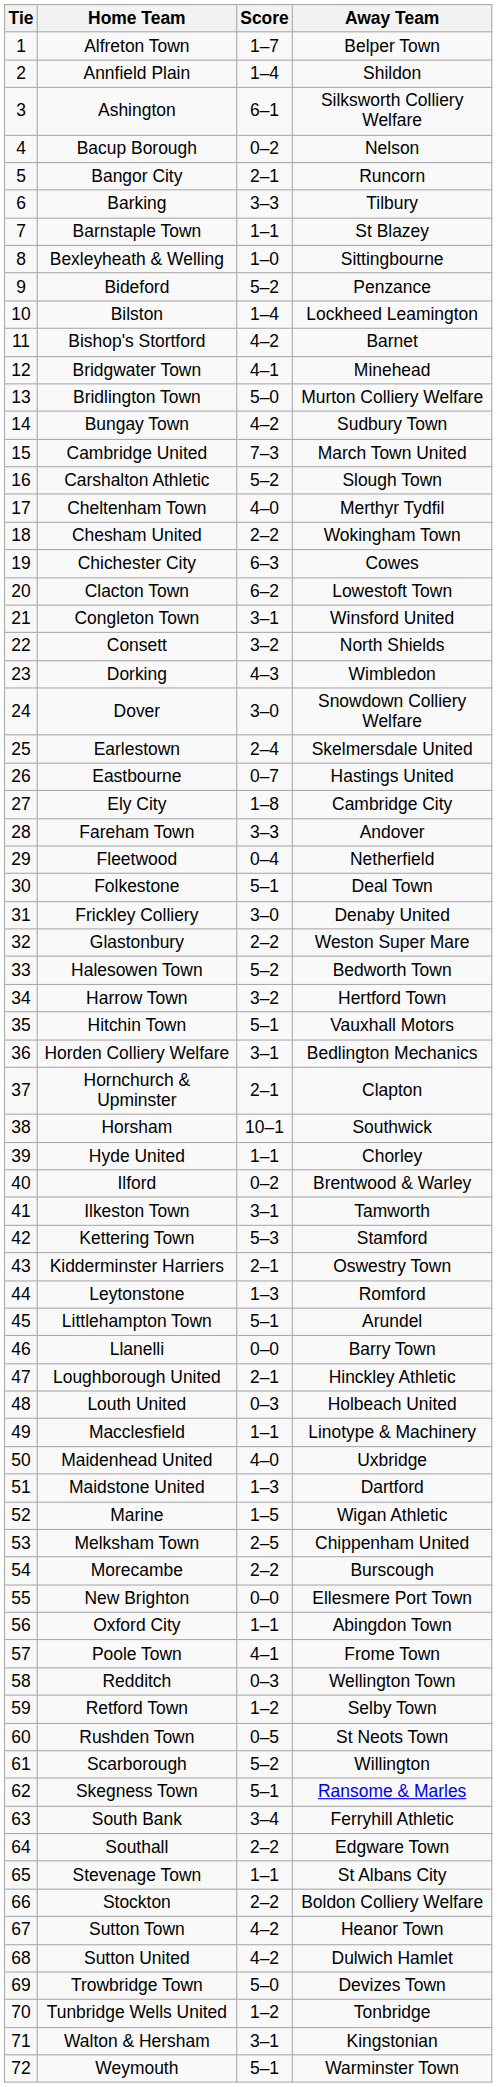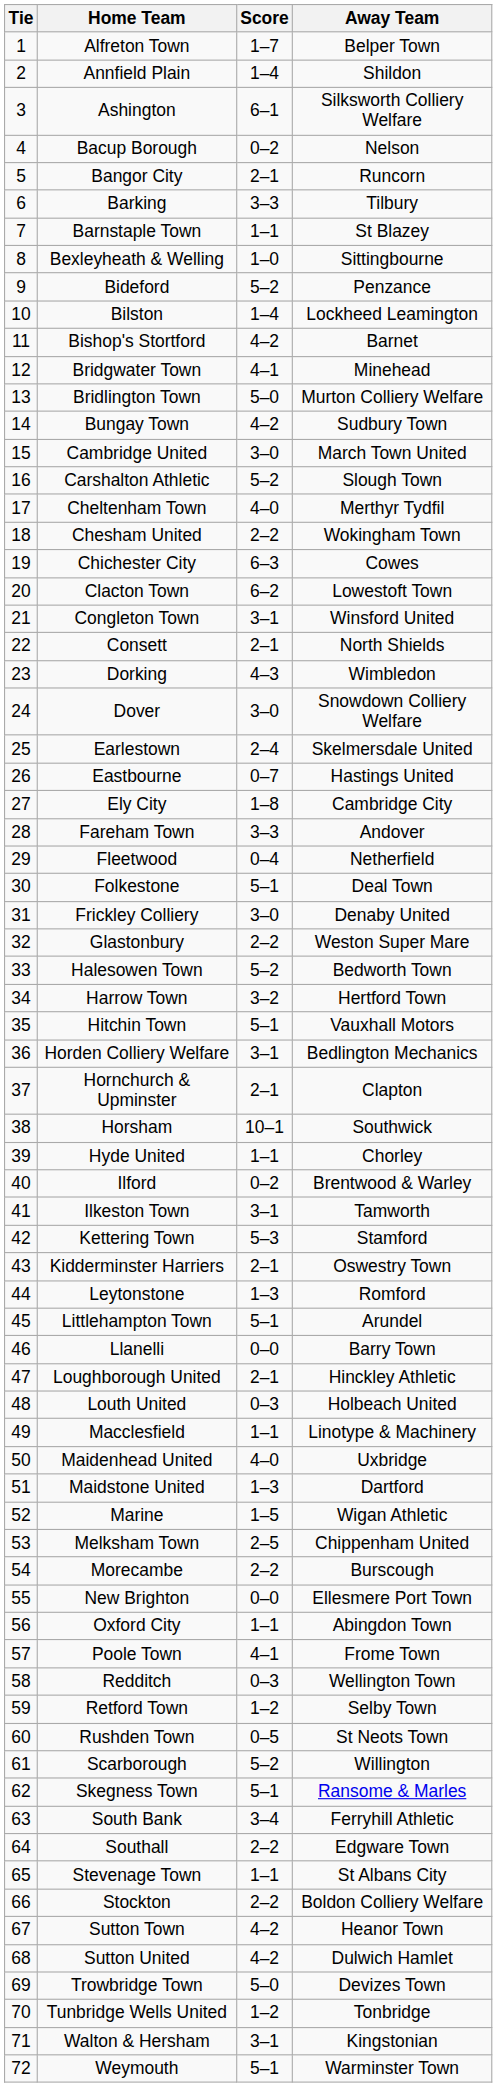(265, 452) 7–3 -> (265, 452) 3–0
(265, 646) 3–2 -> (265, 646) 2–1
